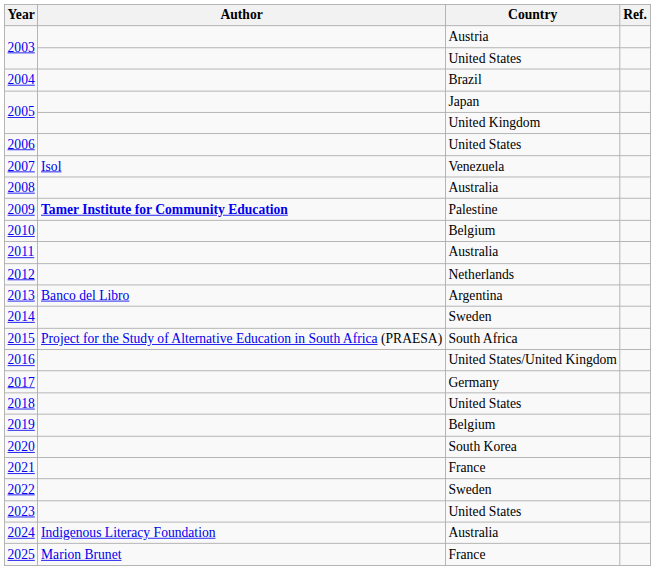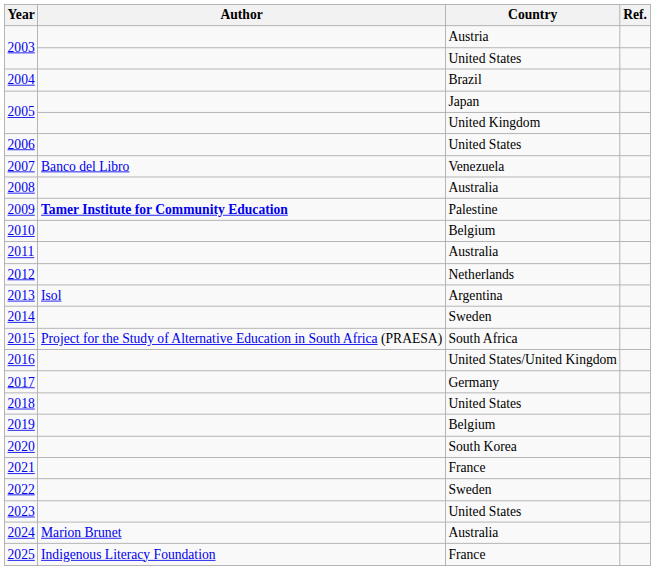(51, 166) Isol -> (85, 166) Banco del Libro
(85, 295) Banco del Libro -> (51, 295) Isol
(128, 532) Indigenous Literacy Foundation -> (81, 532) Marion Brunet
(81, 554) Marion Brunet -> (128, 554) Indigenous Literacy Foundation
